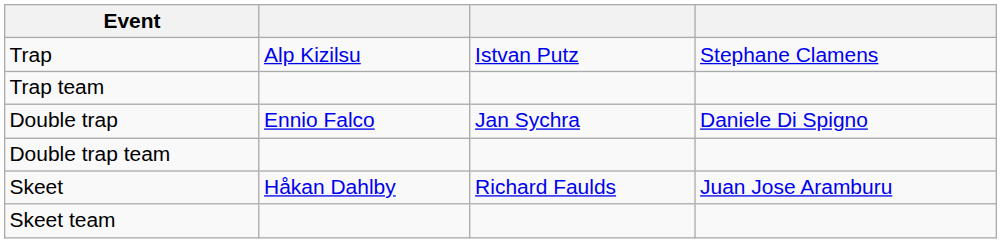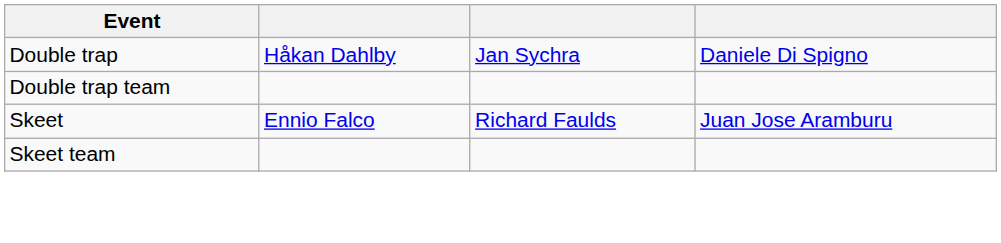- row: (31, 54)
- row: (57, 87)
(319, 120) Ennio Falco -> (330, 54) Håkan Dahlby
(330, 187) Håkan Dahlby -> (319, 120) Ennio Falco
